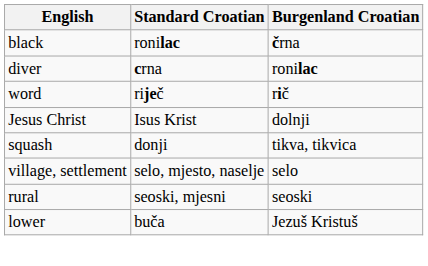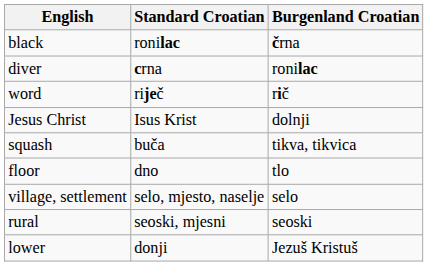(151, 145) donji -> (149, 145) buča
+ row: (24, 171)
(149, 222) buča -> (151, 247) donji
